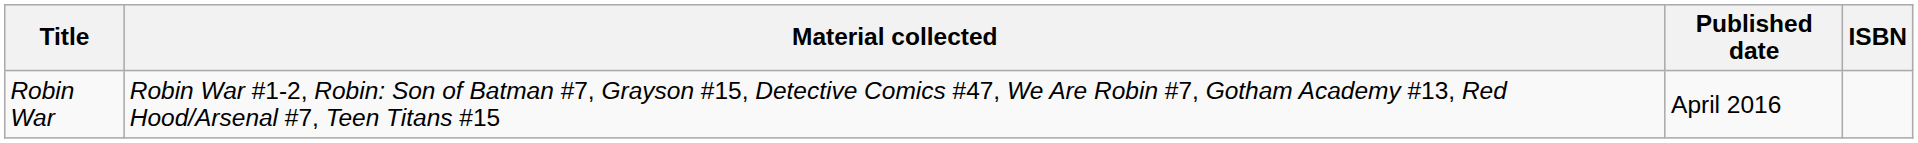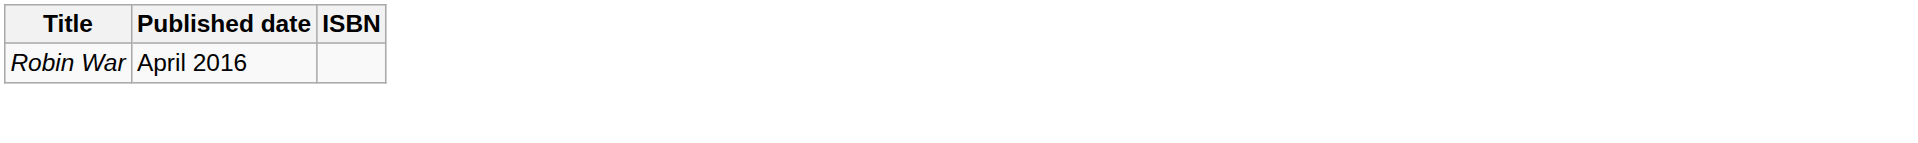- column: (895, 37)
